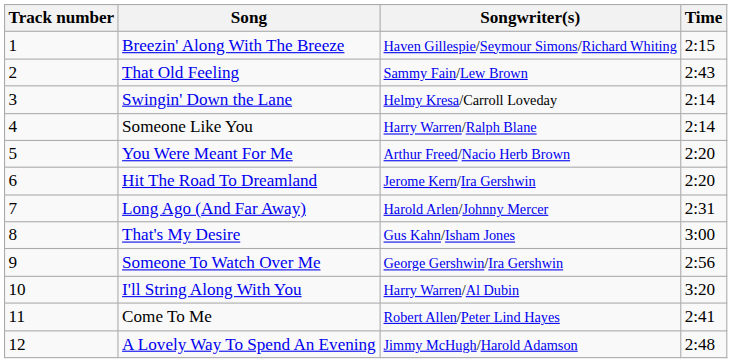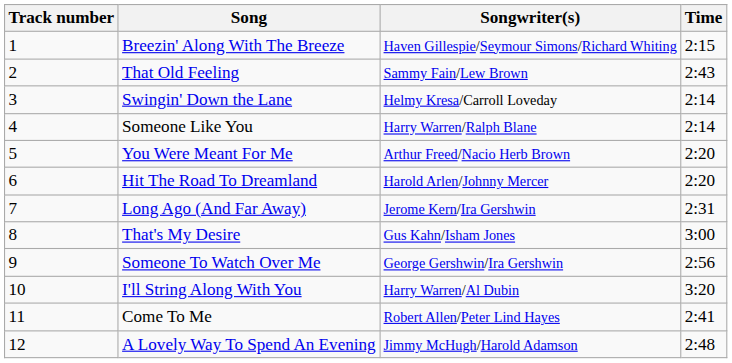(460, 182) Jerome Kern/Ira Gershwin -> (466, 182) Harold Arlen/Johnny Mercer
(466, 209) Harold Arlen/Johnny Mercer -> (460, 209) Jerome Kern/Ira Gershwin
